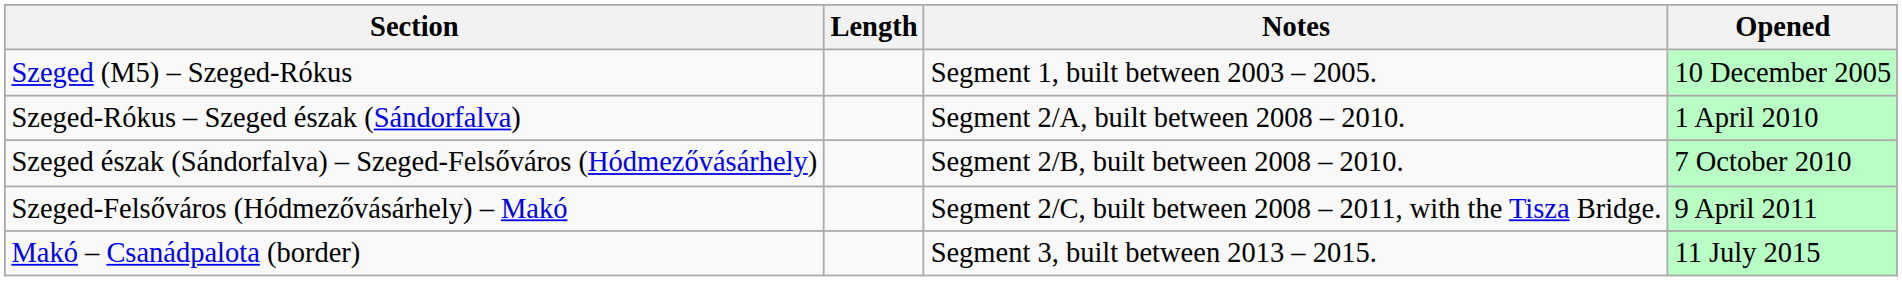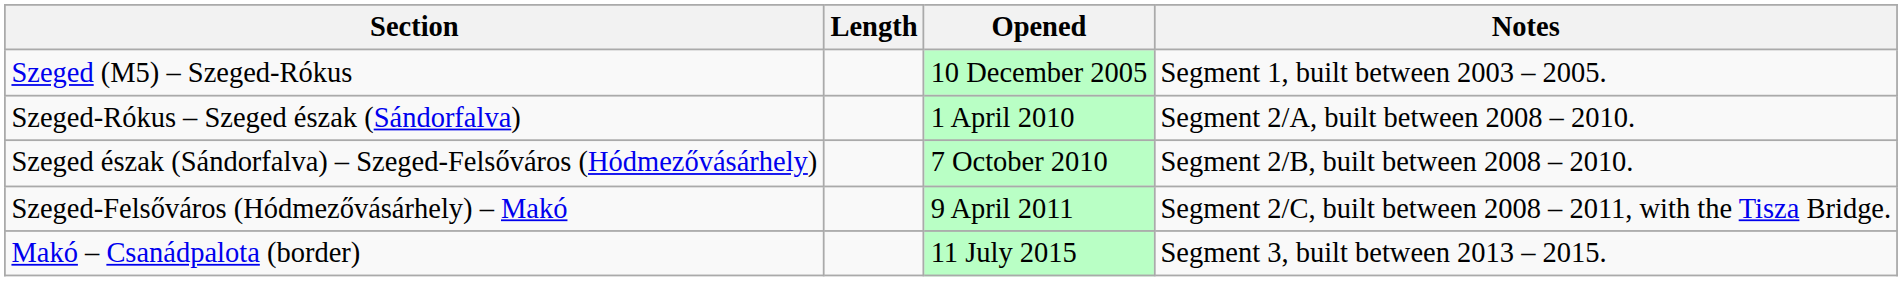columns swapped: (1783, 27) <-> (1296, 27)
